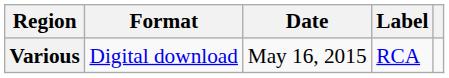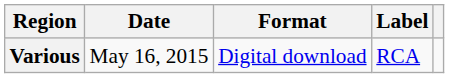columns swapped: (307, 21) <-> (164, 21)
